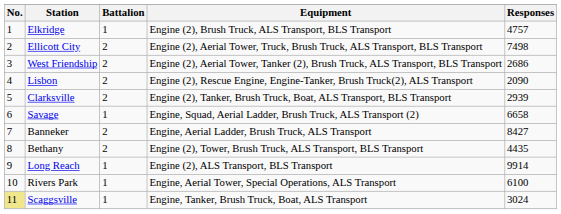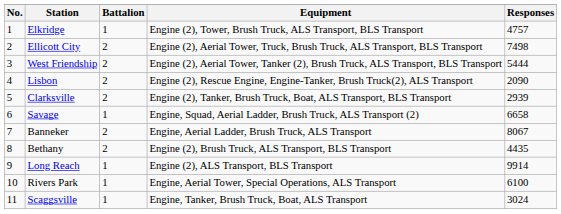(270, 30) Engine (2), Brush Truck, ALS Transport, BLS Transport -> (286, 30) Engine (2), Tower, Brush Truck, ALS Transport, BLS Transport
(518, 64) 2686 -> (518, 64) 5444
(518, 132) 8427 -> (518, 132) 8067
(286, 149) Engine (2), Tower, Brush Truck, ALS Transport, BLS Transport -> (270, 149) Engine (2), Brush Truck, ALS Transport, BLS Transport
(12, 200) khaki background -> (12, 200) no background
